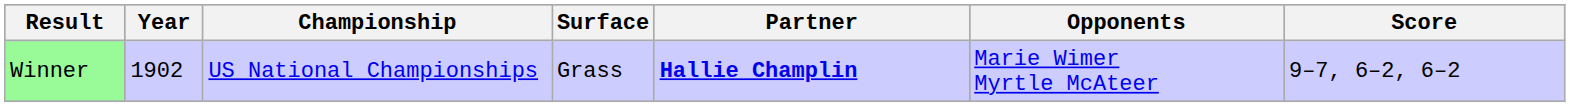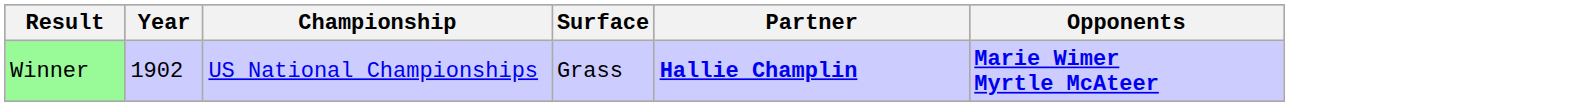- column: (1424, 23)
(1067, 71) normal -> (1067, 71) bold
